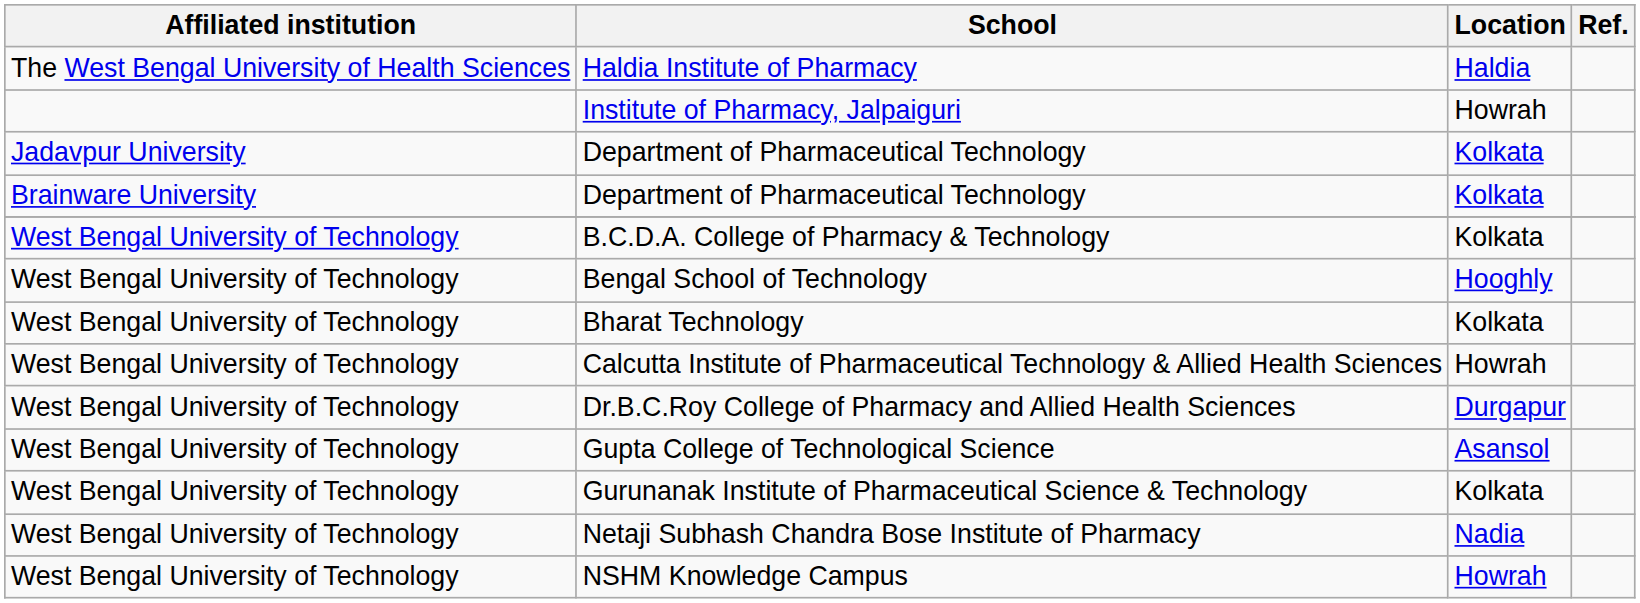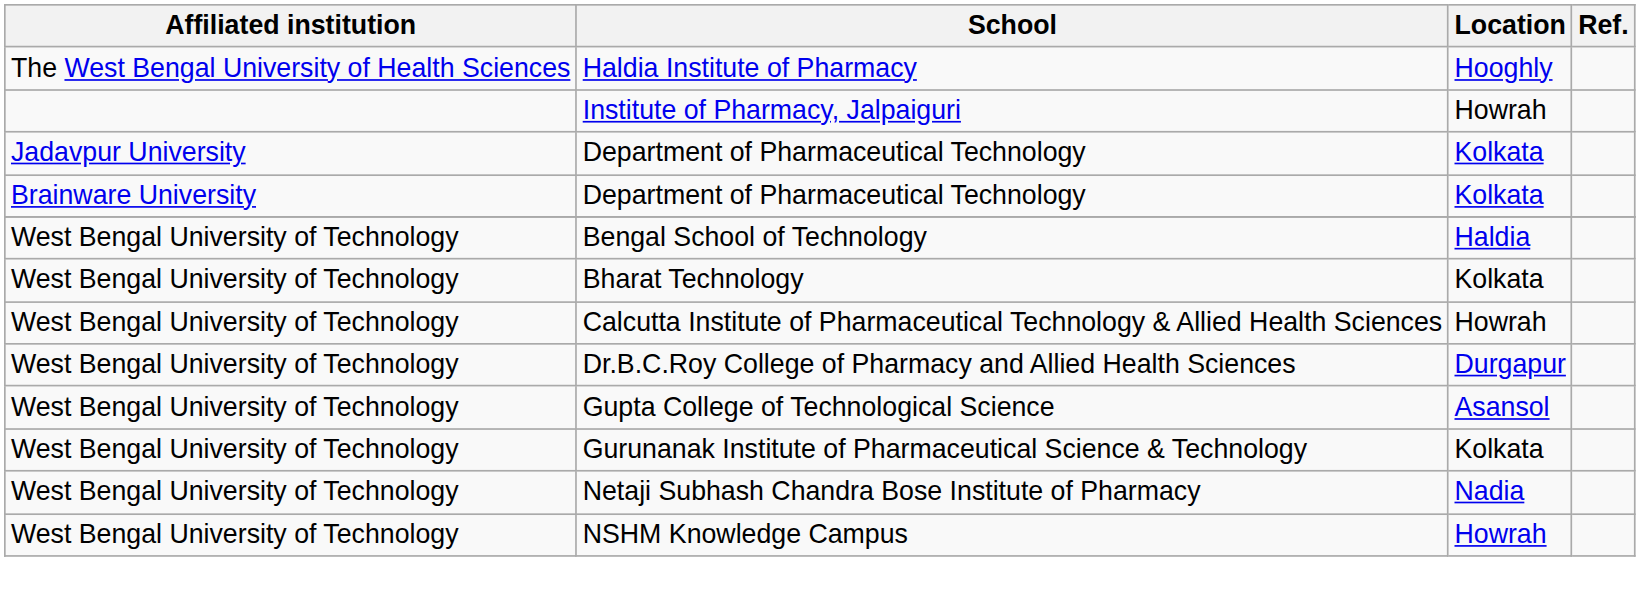(1492, 68) Haldia -> (1504, 68) Hooghly
- row: (235, 237)
(1504, 279) Hooghly -> (1492, 237) Haldia
